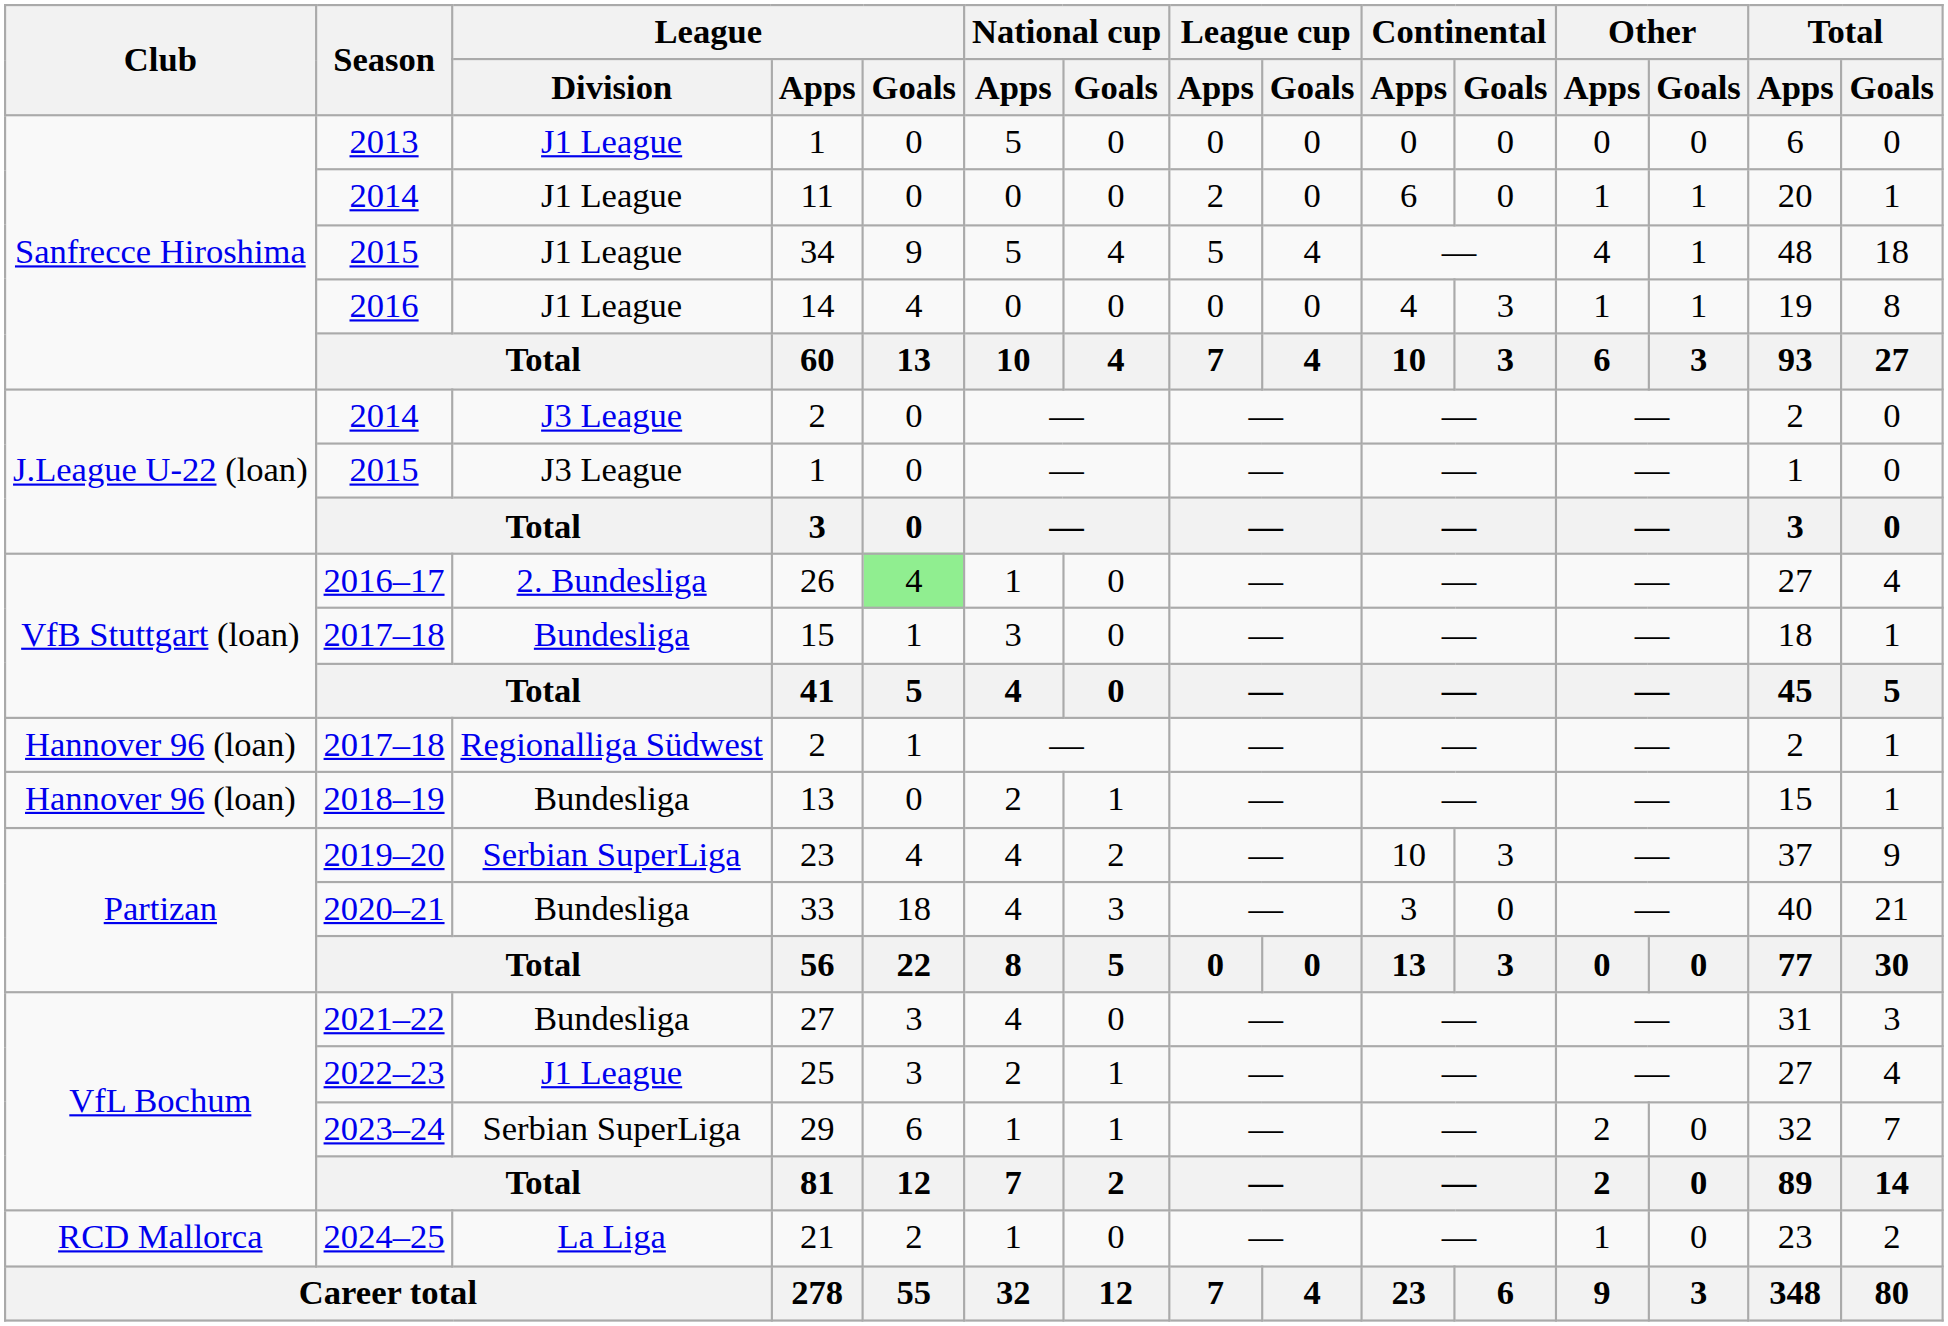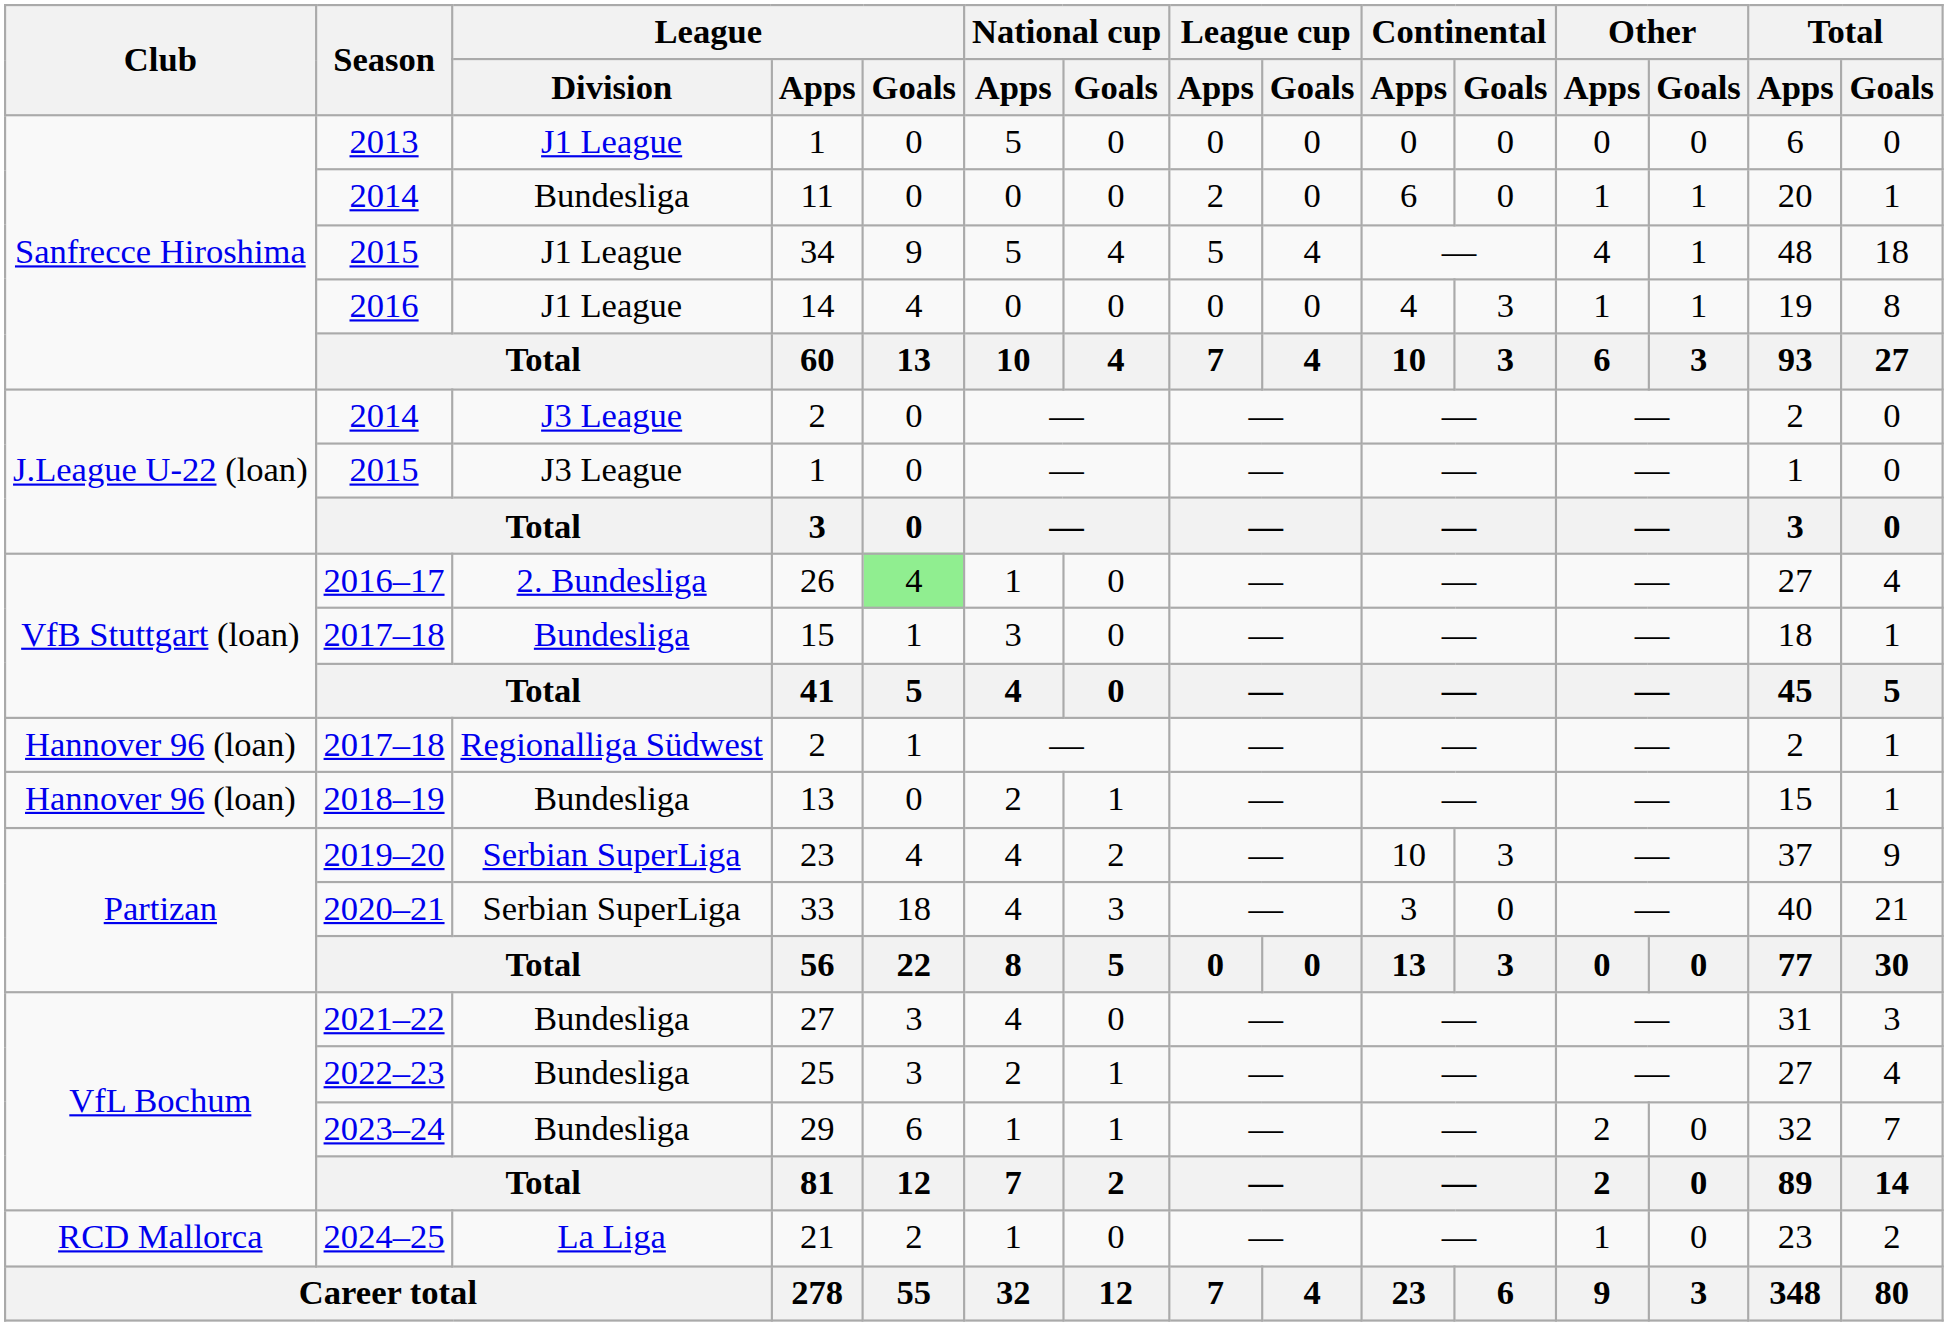(612, 196) J1 League -> (612, 196) Bundesliga
(612, 908) Bundesliga -> (612, 908) Serbian SuperLiga
(612, 1073) J1 League -> (612, 1073) Bundesliga
(612, 1128) Serbian SuperLiga -> (612, 1128) Bundesliga
